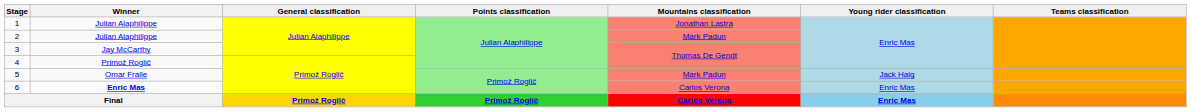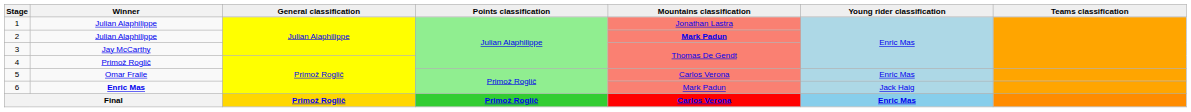(704, 37) normal -> (704, 37) bold
(704, 75) Mark Padun -> (704, 75) Carlos Verona
(897, 75) Jack Haig -> (897, 75) Enric Mas
(704, 88) Carlos Verona -> (704, 88) Mark Padun
(897, 88) Enric Mas -> (897, 88) Jack Haig
